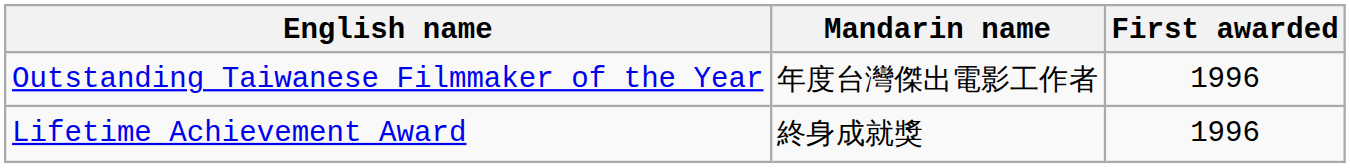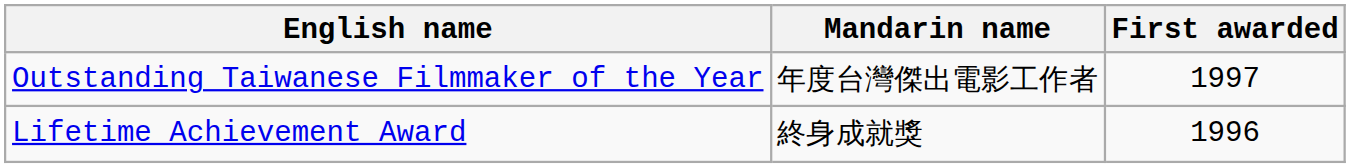(1225, 80) 1996 -> (1225, 80) 1997
